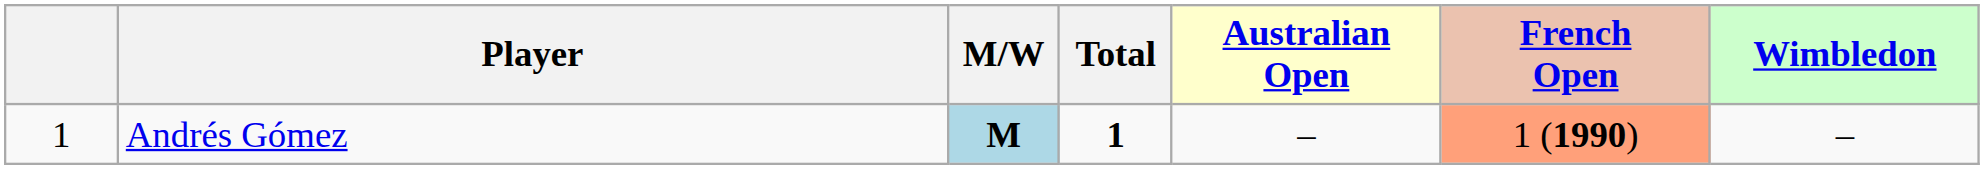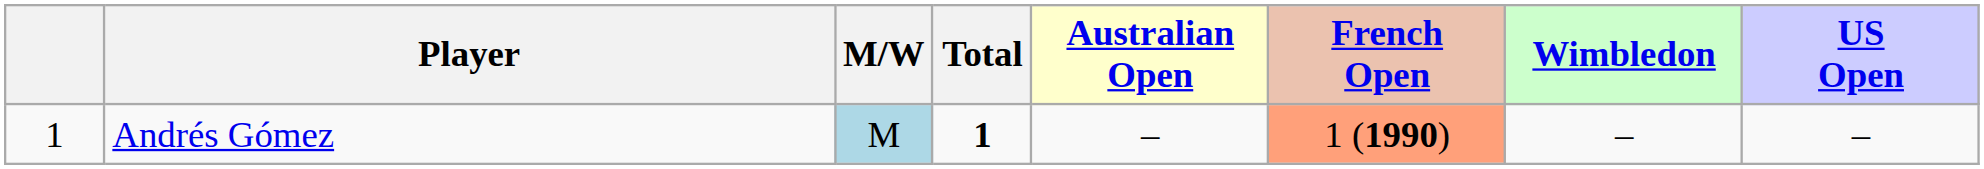+ column: (1861, 54)
(1004, 133) bold -> (884, 133) normal
